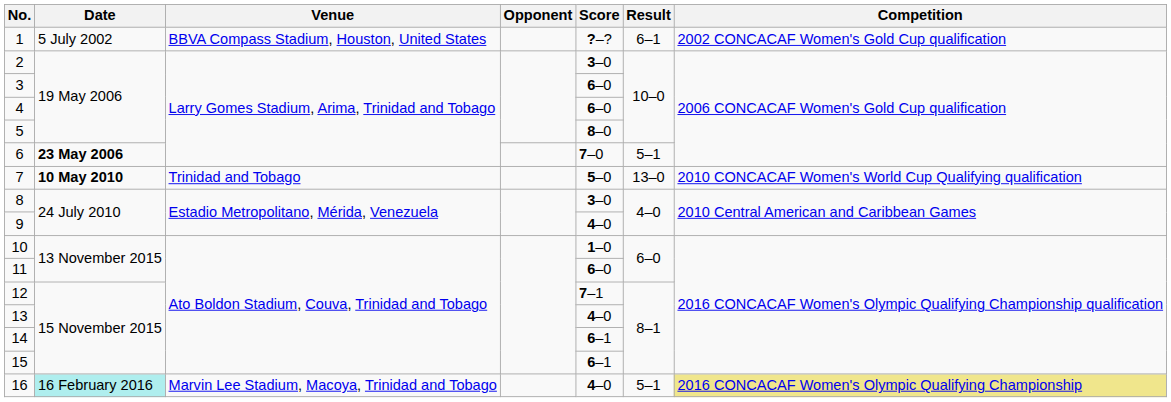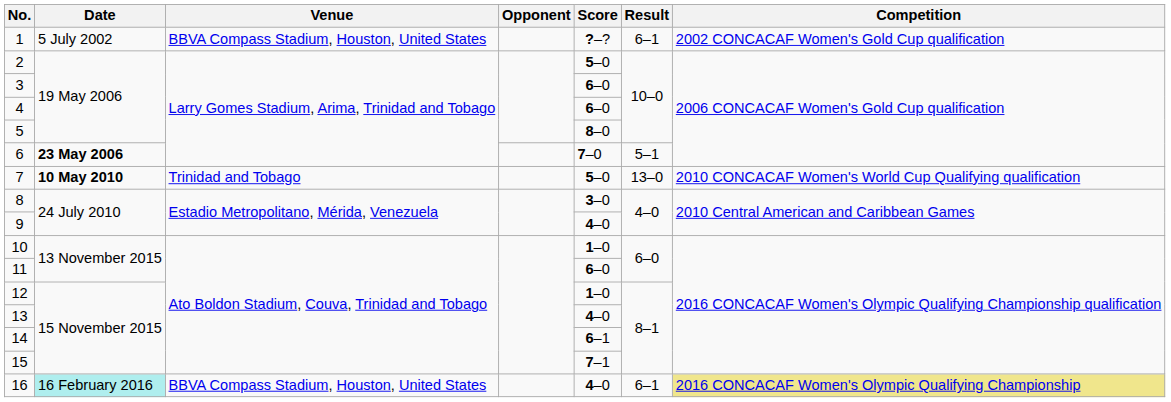(599, 62) 3–0 -> (598, 62) 5–0
(591, 293) 7–1 -> (598, 293) 1–0
(599, 362) 6–1 -> (598, 362) 7–1
(333, 385) Marvin Lee Stadium, Macoya, Trinidad and Tobago -> (327, 385) BBVA Compass Stadium, Houston, United States
(648, 385) 5–1 -> (647, 385) 6–1
